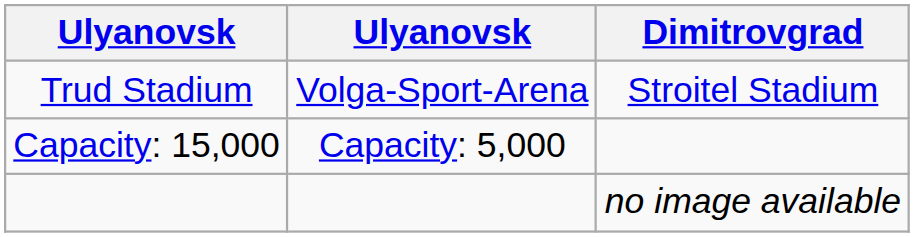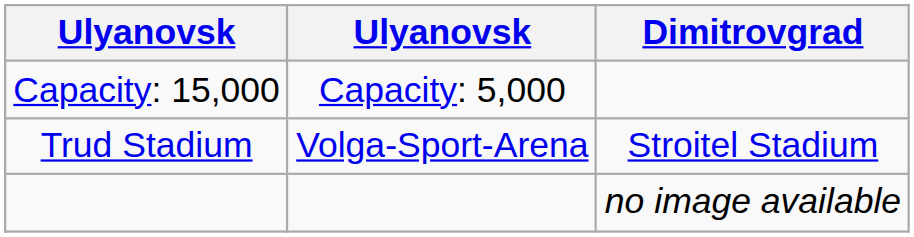rows swapped: (147, 88) <-> (147, 145)
